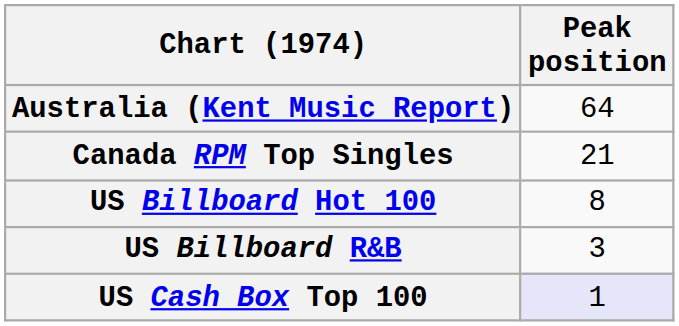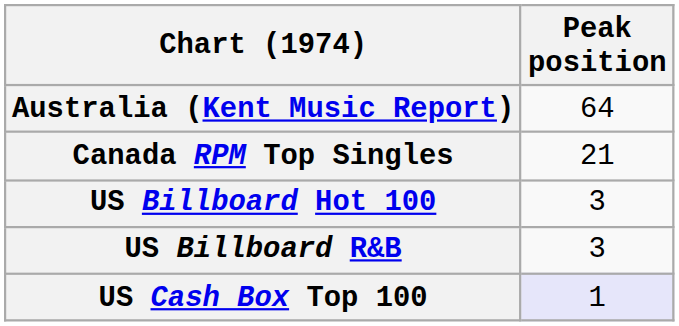(597, 203) 8 -> (597, 203) 3
